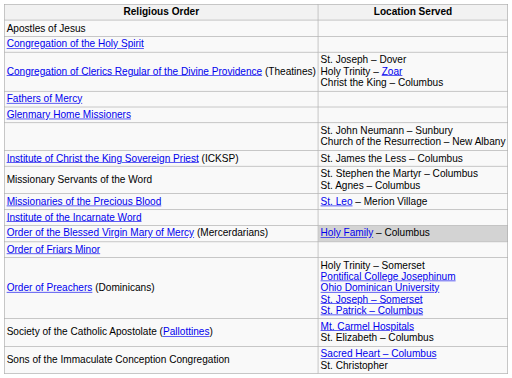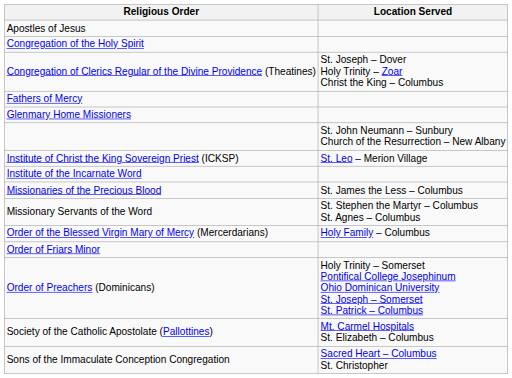(392, 158) St. James the Less – Columbus -> (374, 158) St. Leo – Merion Village
rows swapped: (74, 217) <-> (79, 180)
(374, 201) St. Leo – Merion Village -> (392, 190) St. James the Less – Columbus
(375, 233) lightgrey background -> (375, 233) no background
